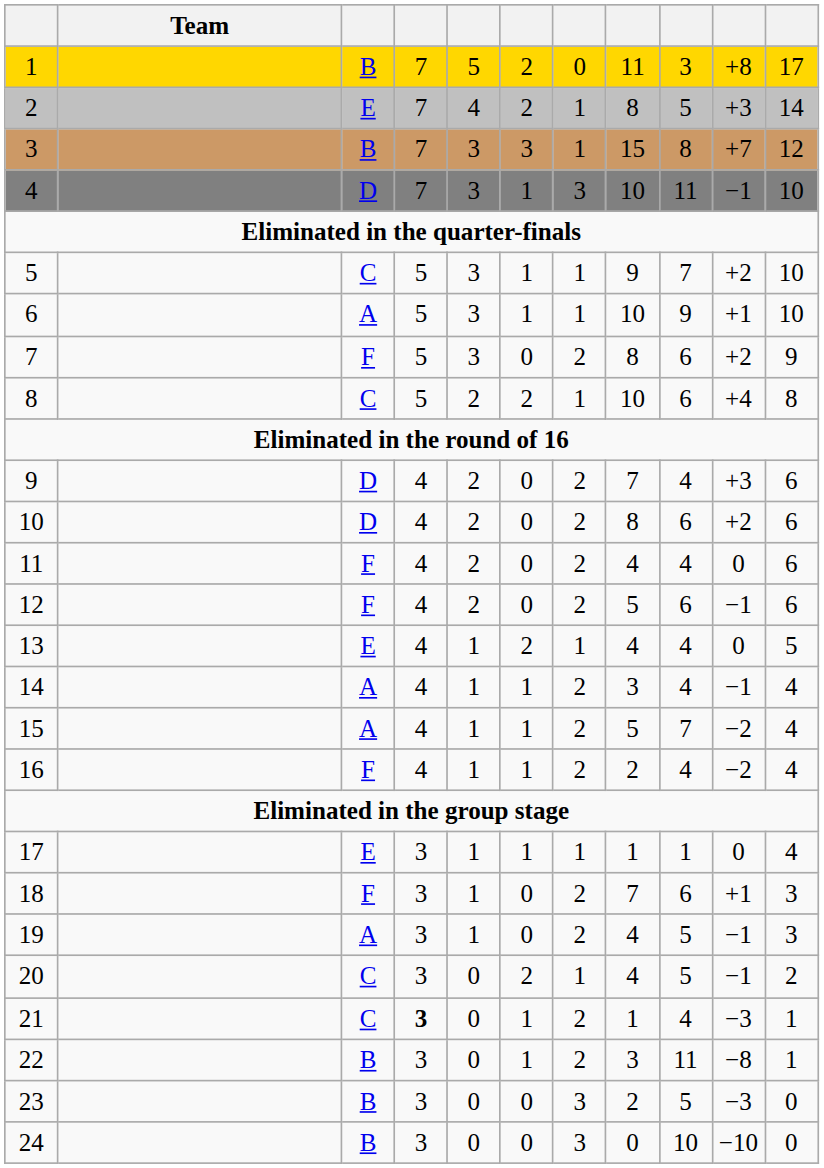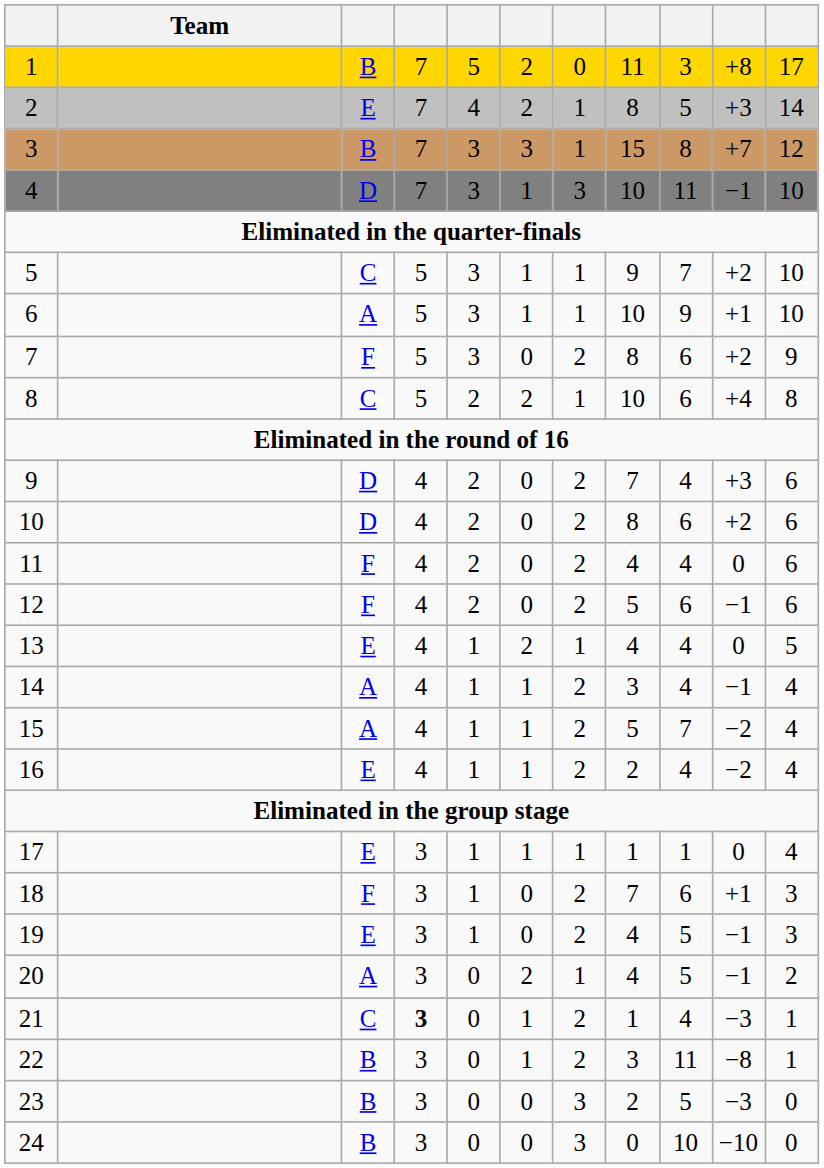(368, 769) F -> (368, 769) E
(368, 935) A -> (368, 935) E
(368, 976) C -> (368, 976) A
